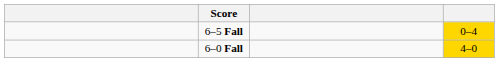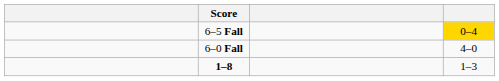(469, 48) gold background -> (469, 48) no background
+ row: (224, 66)
